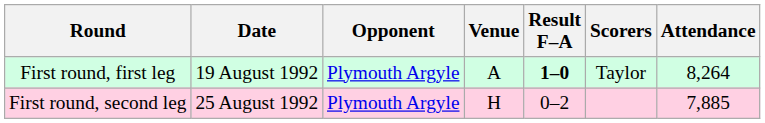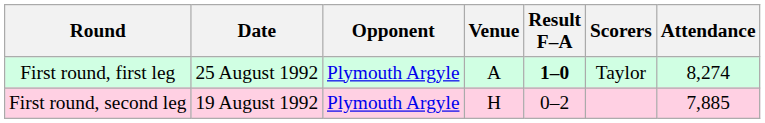(257, 72) 19 August 1992 -> (257, 72) 25 August 1992
(708, 72) 8,264 -> (708, 72) 8,274
(257, 103) 25 August 1992 -> (257, 103) 19 August 1992
